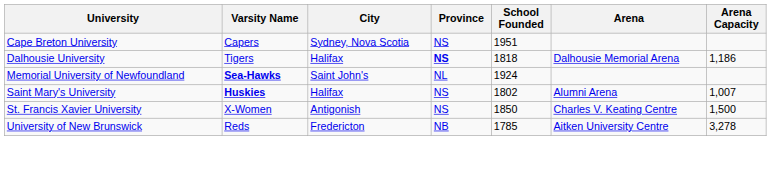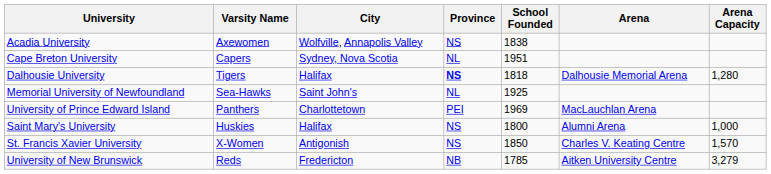+ row: (48, 42)
(441, 42) NS -> (453, 59) NL
(723, 59) 1,186 -> (725, 76) 1,280
(253, 76) bold -> (244, 93) normal
(506, 76) 1924 -> (516, 93) 1925
+ row: (88, 110)
(245, 93) bold -> (235, 127) normal
(506, 93) 1802 -> (516, 127) 1800
(723, 93) 1,007 -> (725, 127) 1,000
(723, 110) 1,500 -> (725, 144) 1,570
(723, 127) 3,278 -> (725, 161) 3,279
